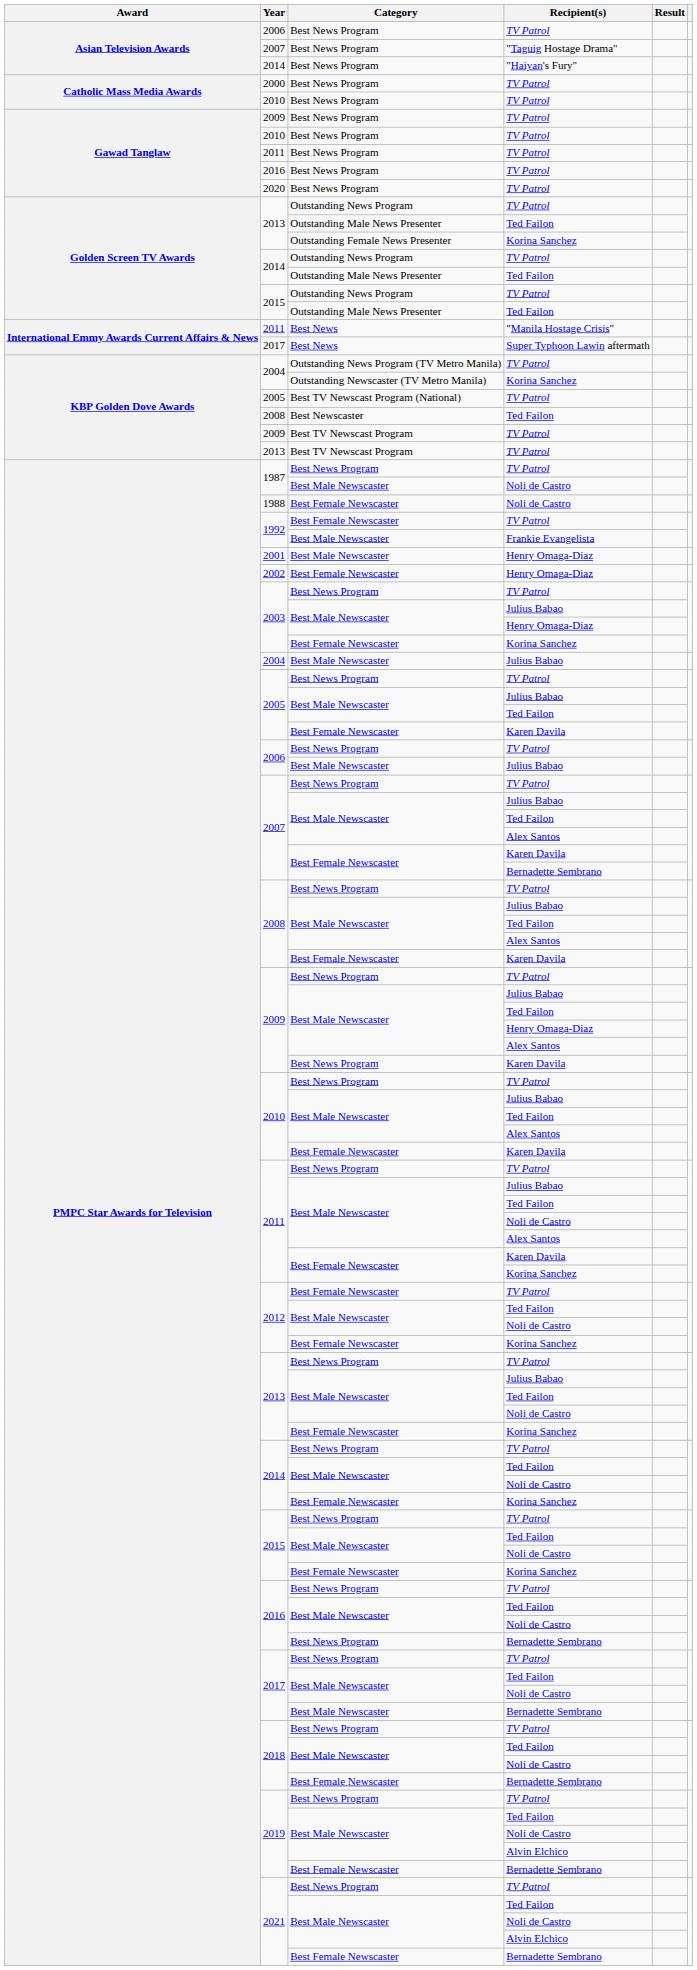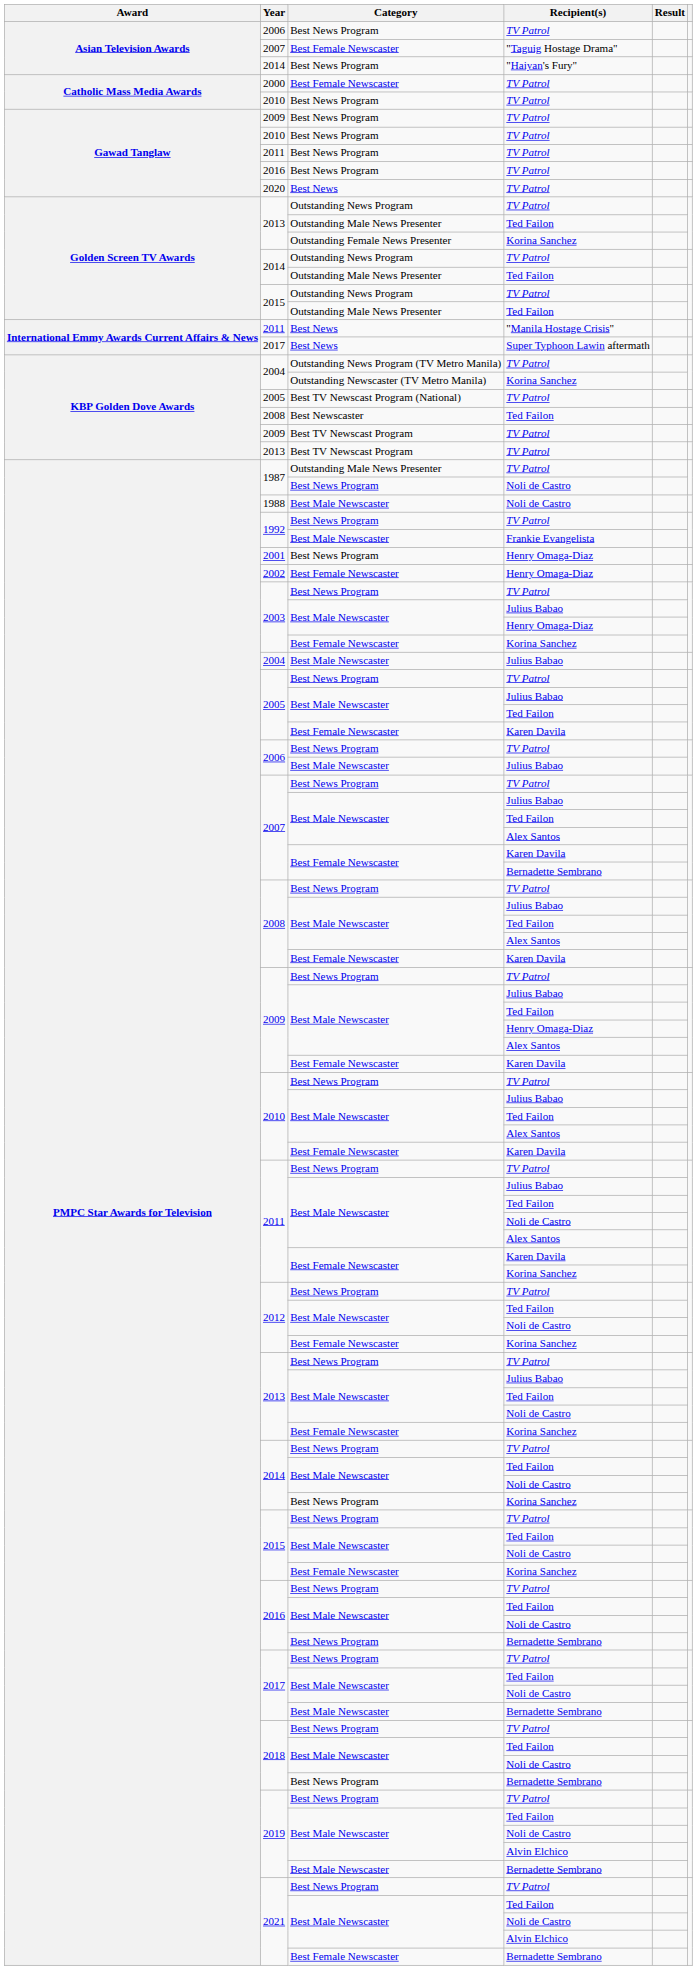(334, 48) Best News Program -> (344, 48) Best Female Newscaster
(334, 83) Best News Program -> (344, 83) Best Female Newscaster
(334, 188) Best News Program -> (314, 188) Best News
(334, 468) Best News Program -> (366, 468) Outstanding Male News Presenter
(340, 485) Best Male Newscaster -> (334, 485) Best News Program
(344, 503) Best Female Newscaster -> (340, 503) Best Male Newscaster
(344, 521) Best Female Newscaster -> (334, 521) Best News Program
(340, 556) Best Male Newscaster -> (334, 556) Best News Program
(334, 1063) Best News Program -> (344, 1063) Best Female Newscaster
(344, 1291) Best Female Newscaster -> (334, 1291) Best News Program
(344, 1501) Best Female Newscaster -> (334, 1501) Best News Program
(344, 1781) Best Female Newscaster -> (334, 1781) Best News Program
(344, 1869) Best Female Newscaster -> (340, 1869) Best Male Newscaster
